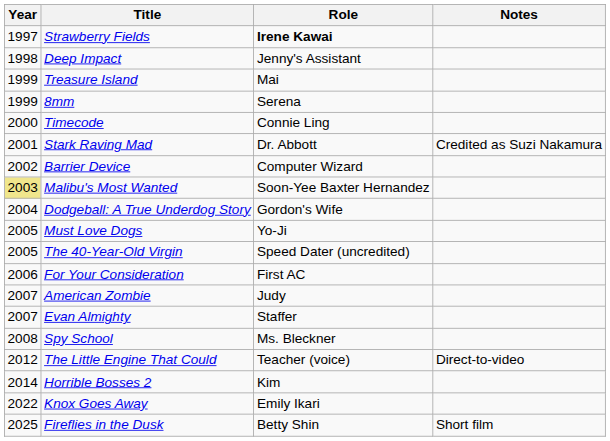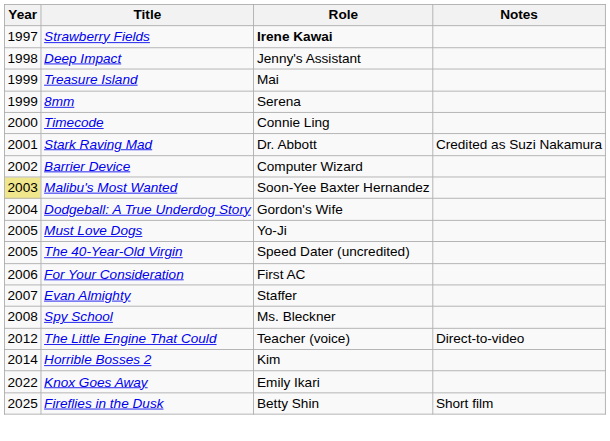- row: (97, 295)
